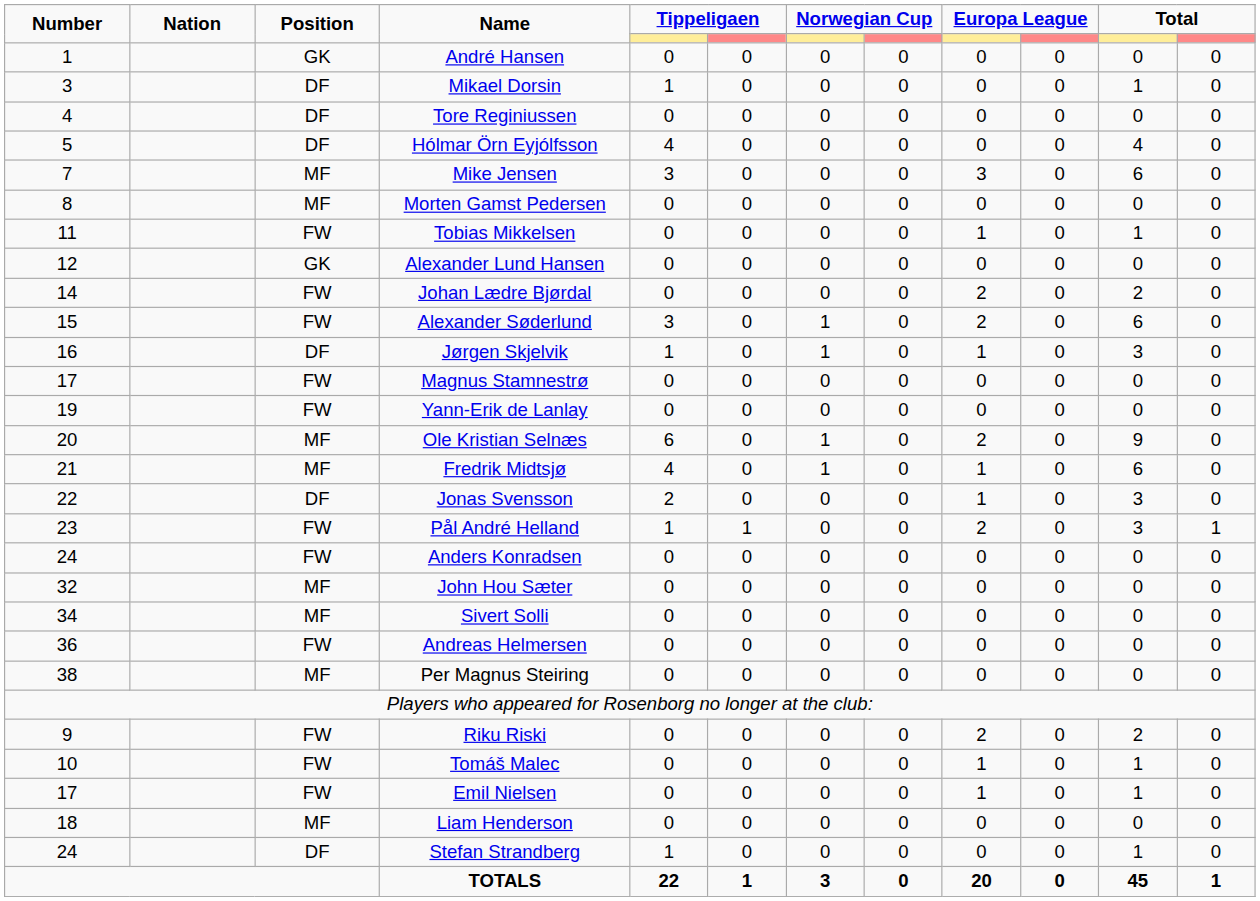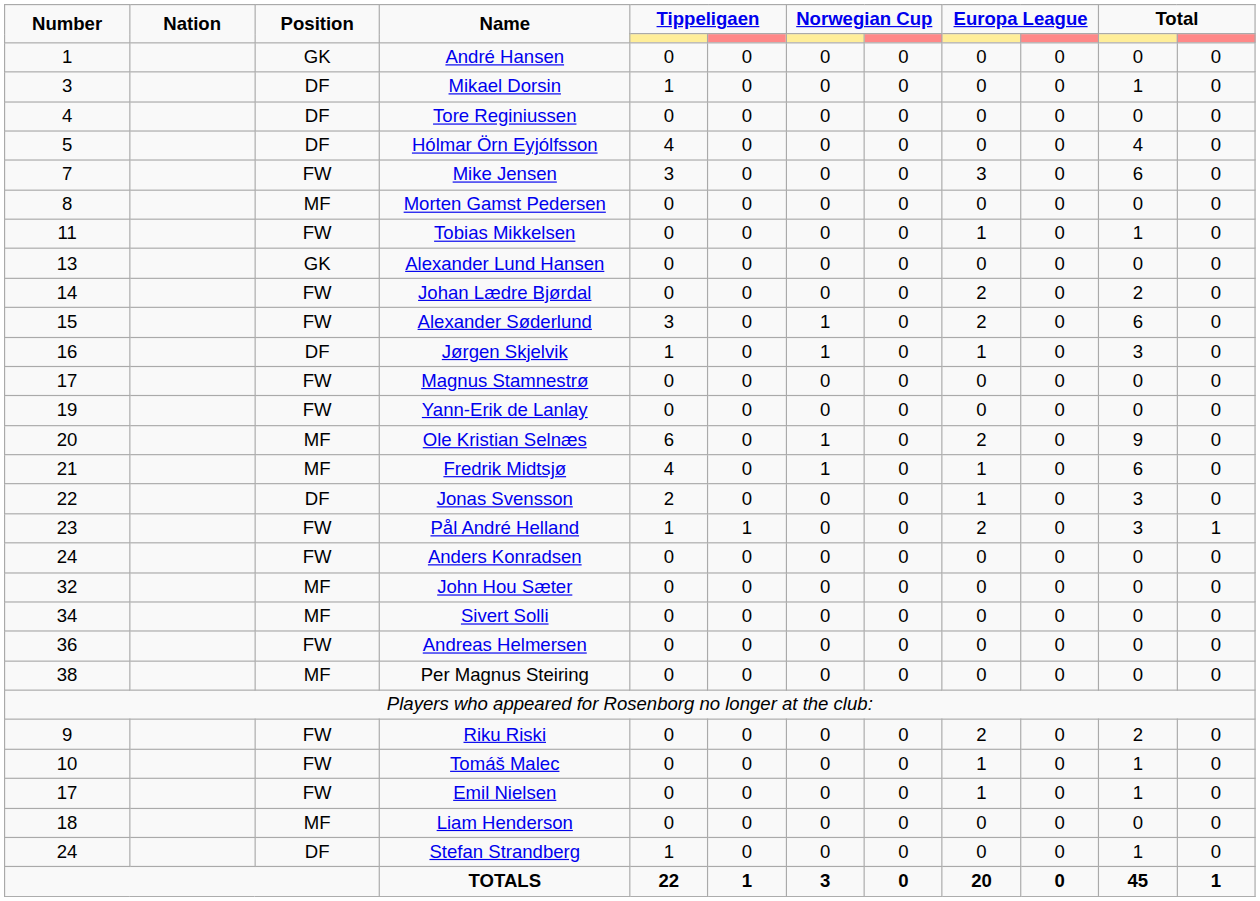(317, 174) MF -> (317, 174) FW
(67, 263) 12 -> (67, 263) 13
